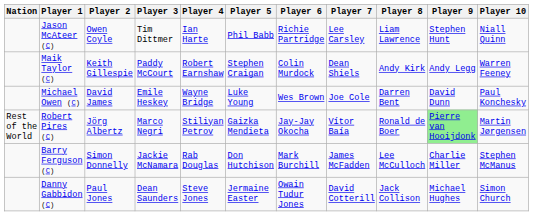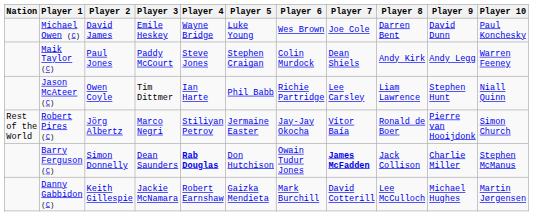rows swapped: (61, 98) <-> (59, 35)
(110, 69) Keith Gillespie -> (99, 59) Paul Jones
(203, 69) Robert Earnshaw -> (195, 59) Steve Jones
(248, 127) Gaizka Mendieta -> (248, 127) Jermaine Easter
(452, 127) lightgreen background -> (452, 127) no background
(503, 127) Martin Jørgensen -> (495, 127) Simon Church
(158, 160) Jackie McNamara -> (158, 160) Dean Saunders
(200, 160) normal -> (200, 160) bold
(299, 160) Mark Burchill -> (291, 160) Owain Tudur Jones
(349, 160) normal -> (349, 160) bold
(402, 160) Lee McCulloch -> (399, 160) Jack Collison
(99, 194) Paul Jones -> (110, 194) Keith Gillespie
(158, 194) Dean Saunders -> (158, 194) Jackie McNamara
(195, 194) Steve Jones -> (203, 194) Robert Earnshaw
(248, 194) Jermaine Easter -> (248, 194) Gaizka Mendieta
(291, 194) Owain Tudur Jones -> (299, 194) Mark Burchill
(399, 194) Jack Collison -> (402, 194) Lee McCulloch
(495, 194) Simon Church -> (503, 194) Martin Jørgensen
